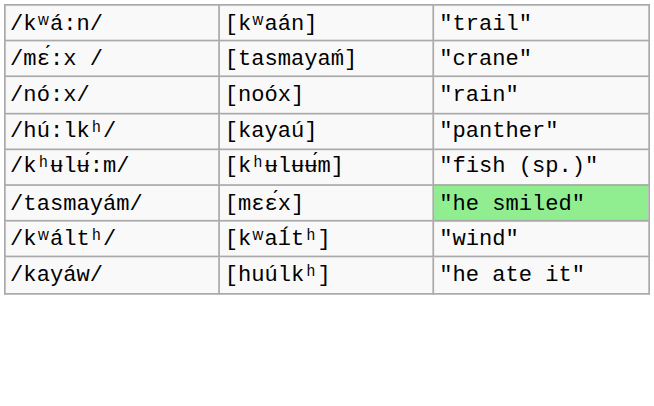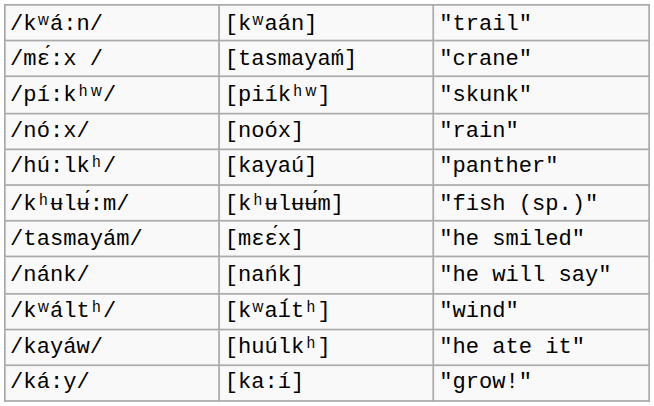+ row: (63, 95)
(512, 203) lightgreen background -> (512, 239) no background
+ row: (50, 275)
+ row: (50, 383)
